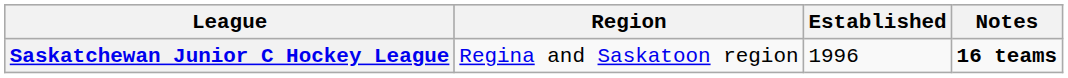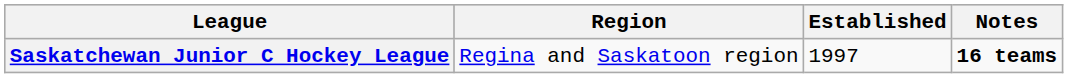(834, 56) 1996 -> (834, 56) 1997
